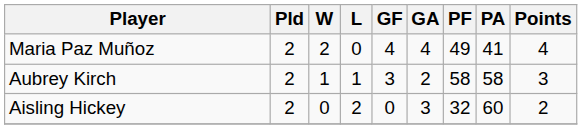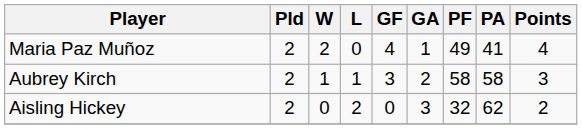(425, 49) 4 -> (425, 49) 1
(493, 108) 60 -> (493, 108) 62
